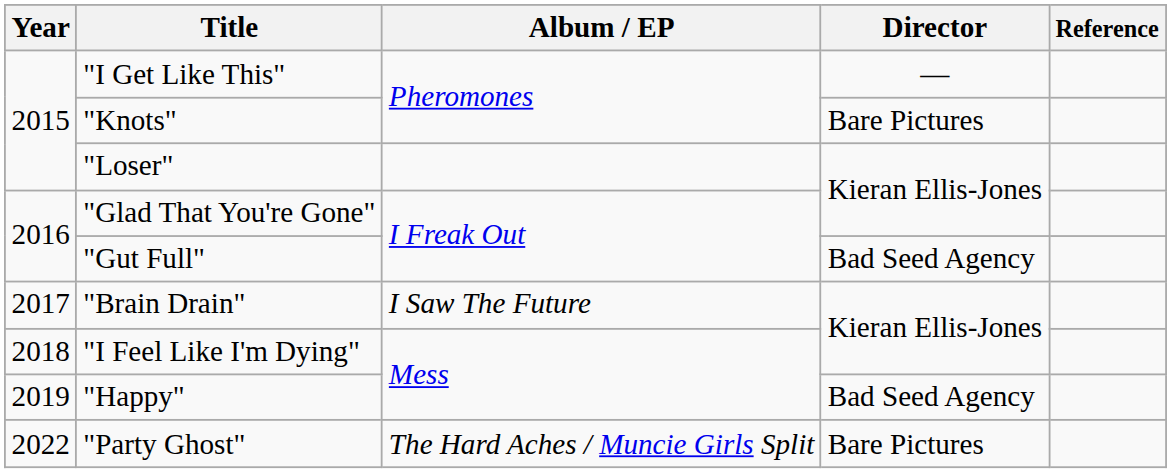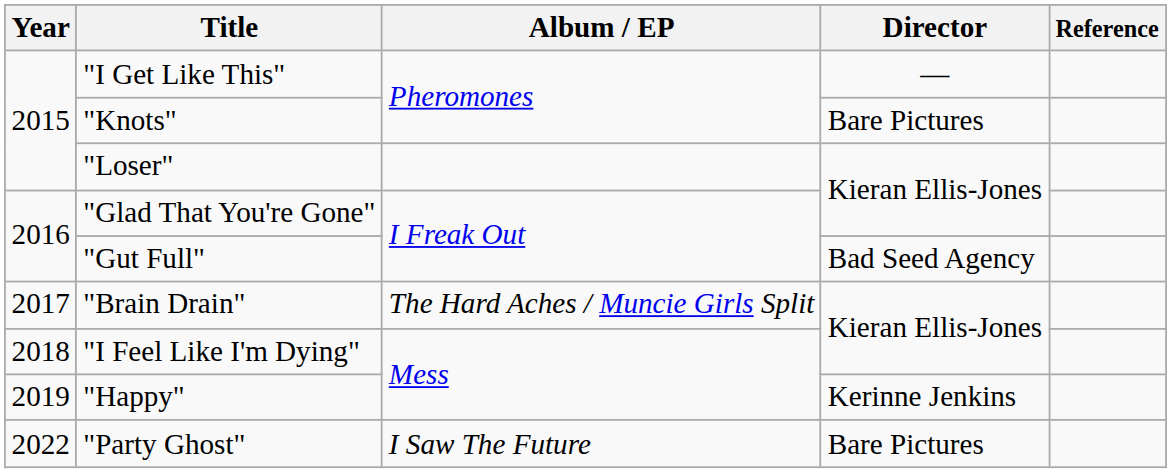(490, 304) I Saw The Future -> (602, 304) The Hard Aches / Muncie Girls Split
(931, 397) Bad Seed Agency -> (922, 397) Kerinne Jenkins
(602, 443) The Hard Aches / Muncie Girls Split -> (490, 443) I Saw The Future
